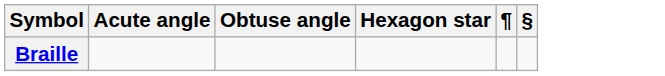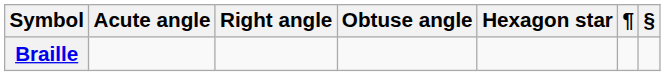+ column: (276, 20)
